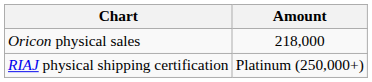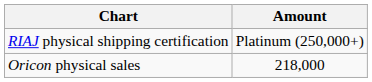rows swapped: (74, 41) <-> (118, 65)
